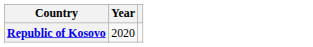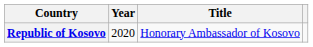+ column: (220, 13)
